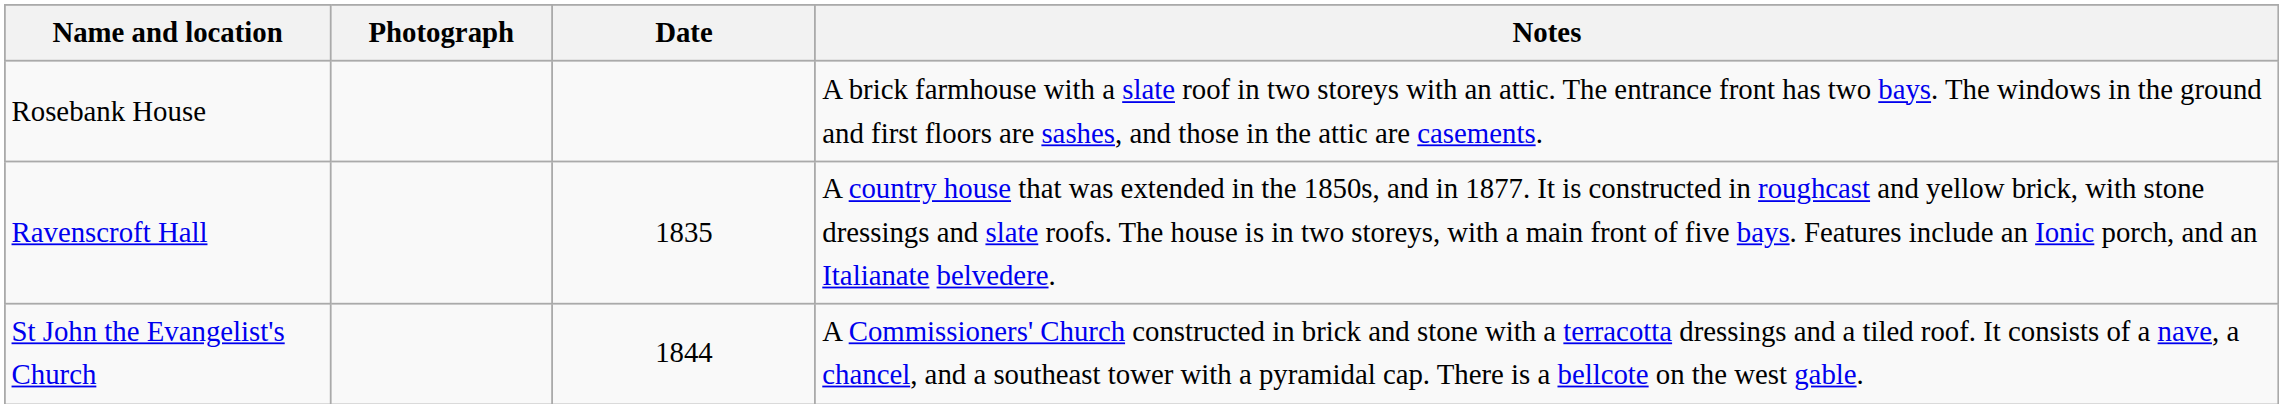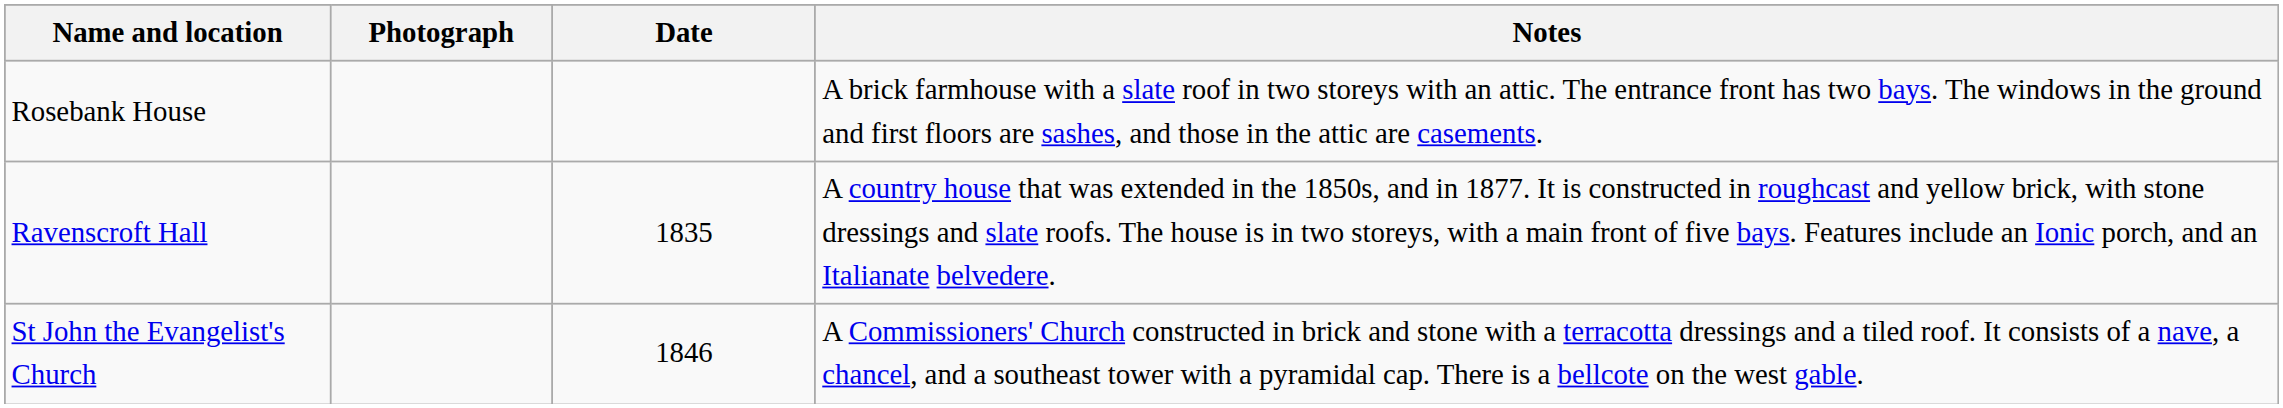(684, 353) 1844 -> (684, 353) 1846
